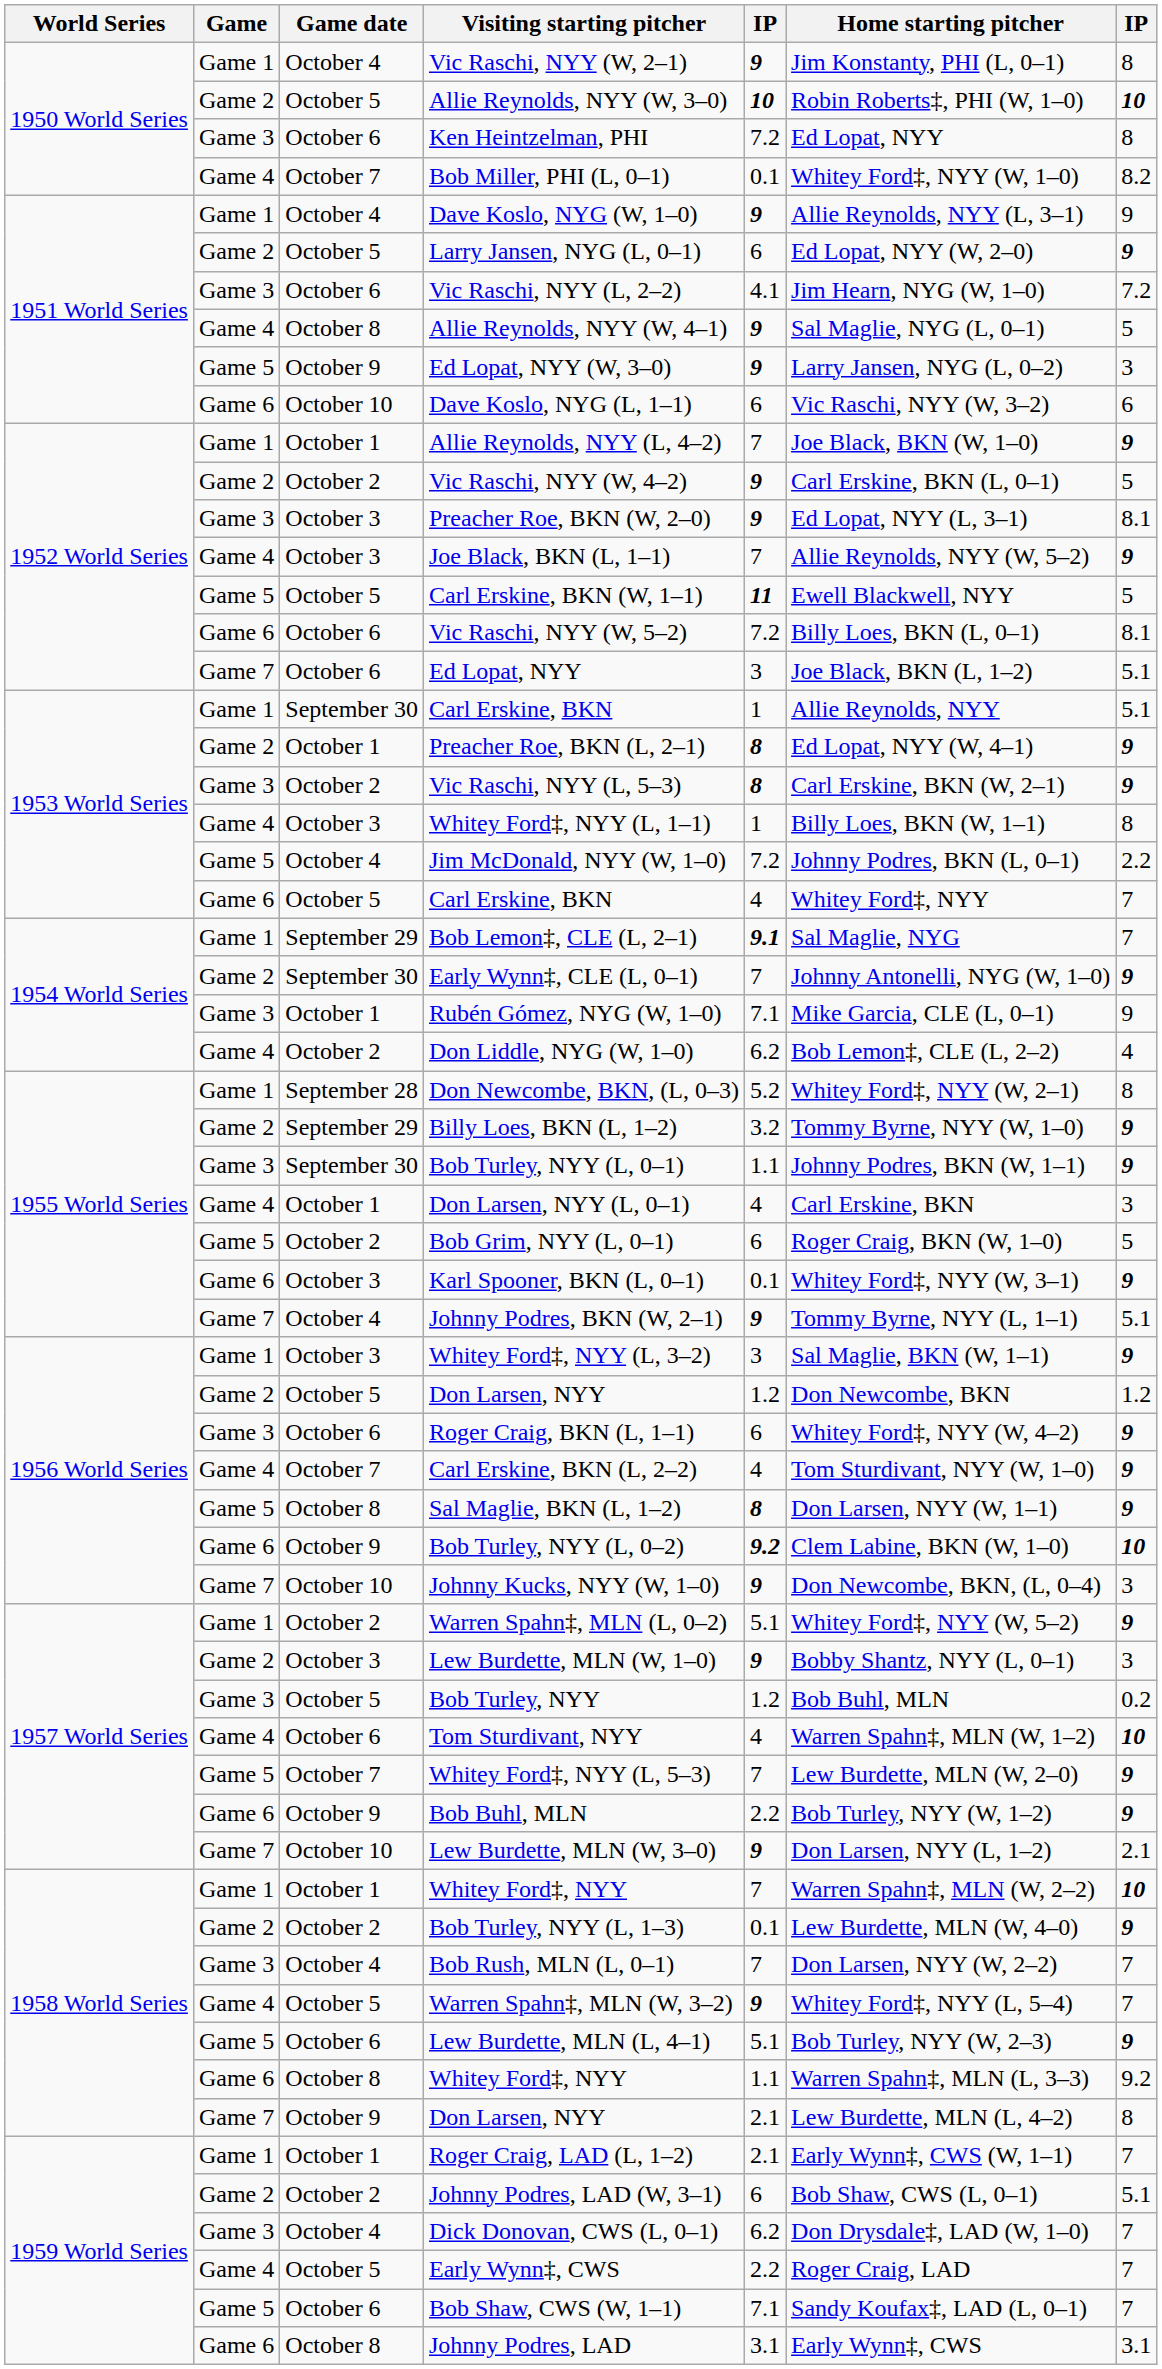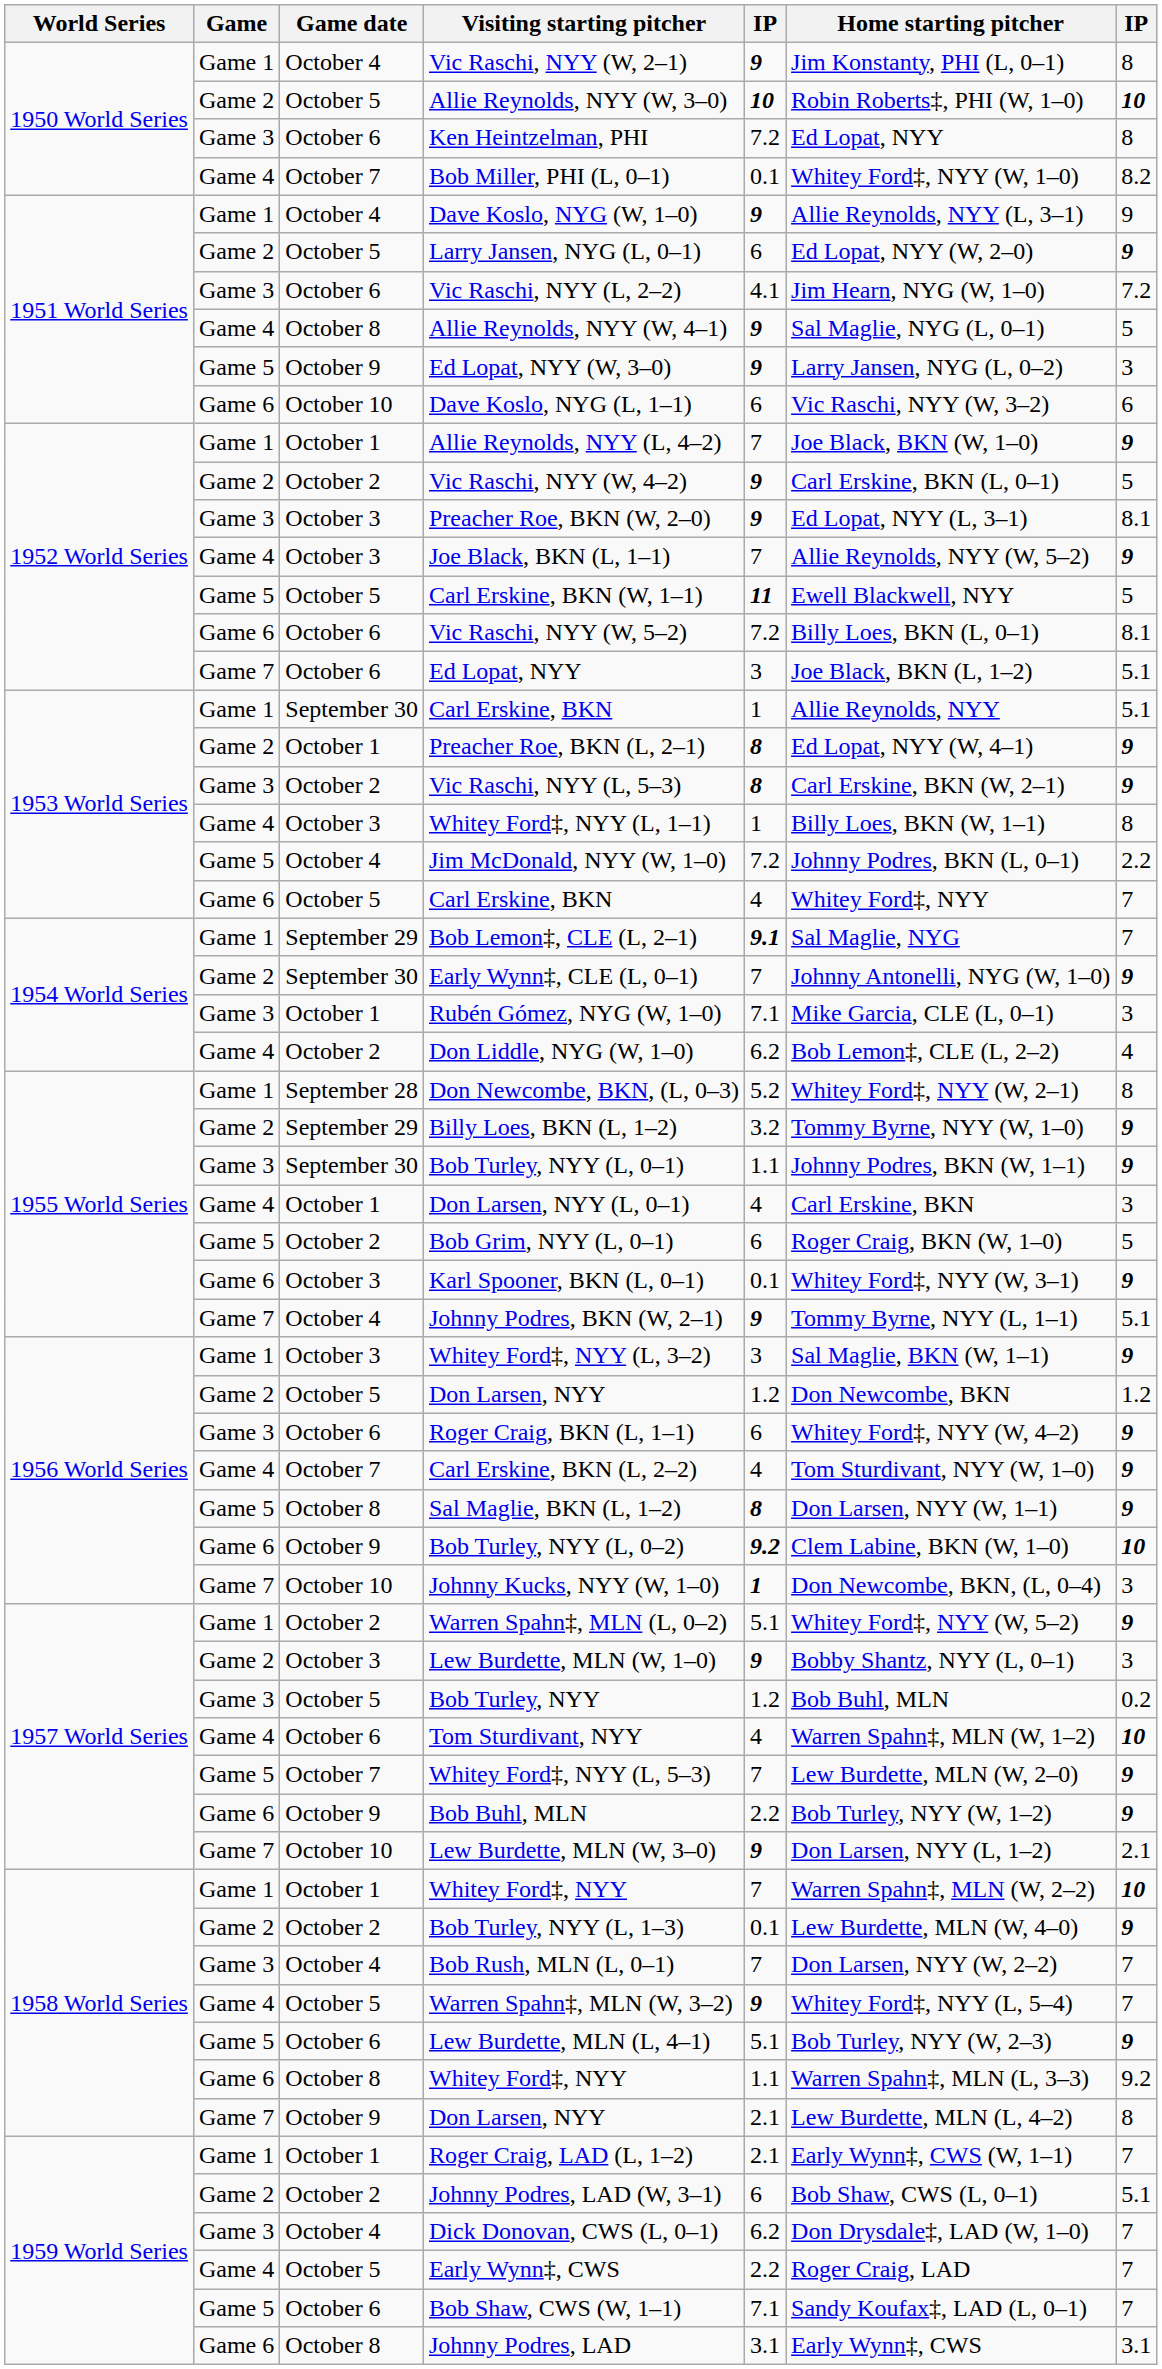(1127, 1013) 9 -> (1127, 1013) 3
(756, 1584) 9 -> (756, 1584) 1
